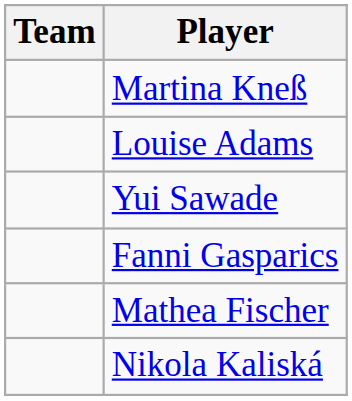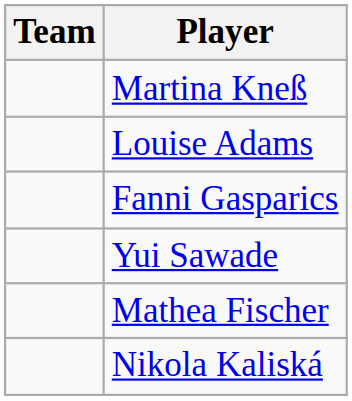rows swapped: (225, 254) <-> (195, 198)
